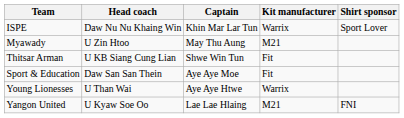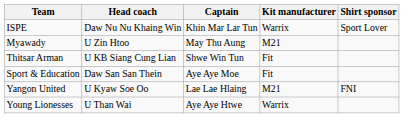rows swapped: (36, 105) <-> (40, 89)
